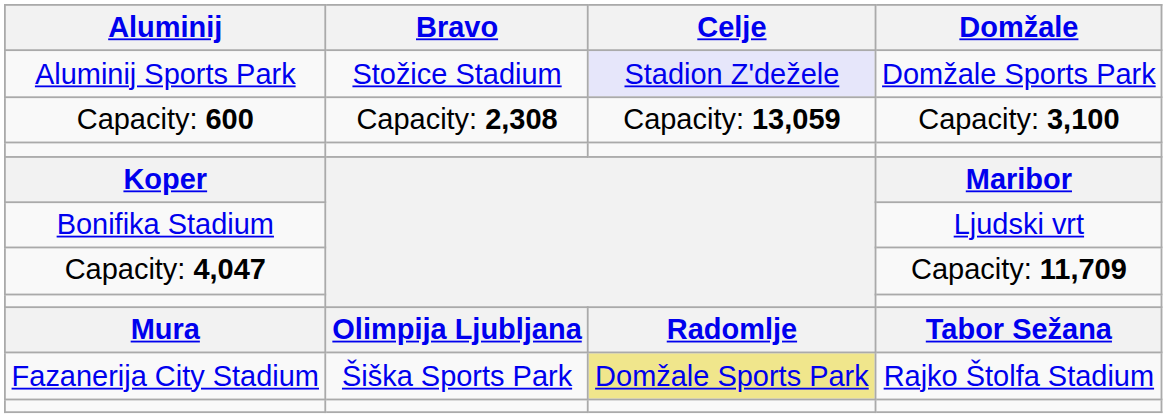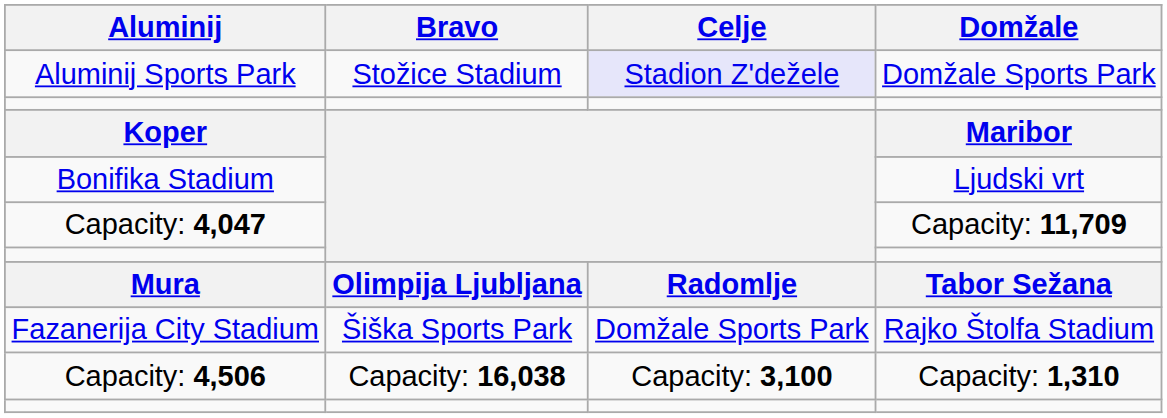- row: (165, 119)
(732, 375) khaki background -> (732, 329) no background
+ row: (165, 375)
